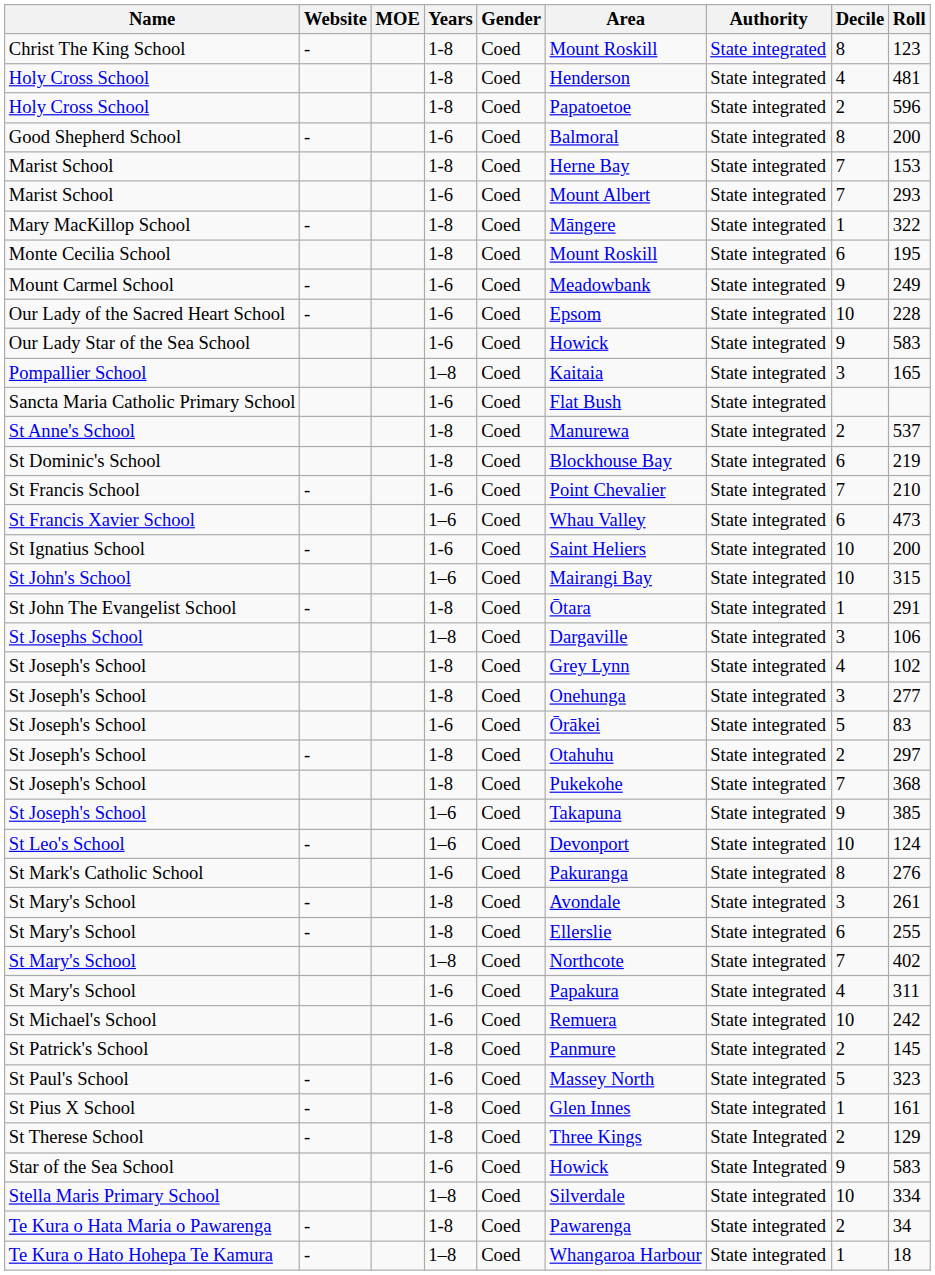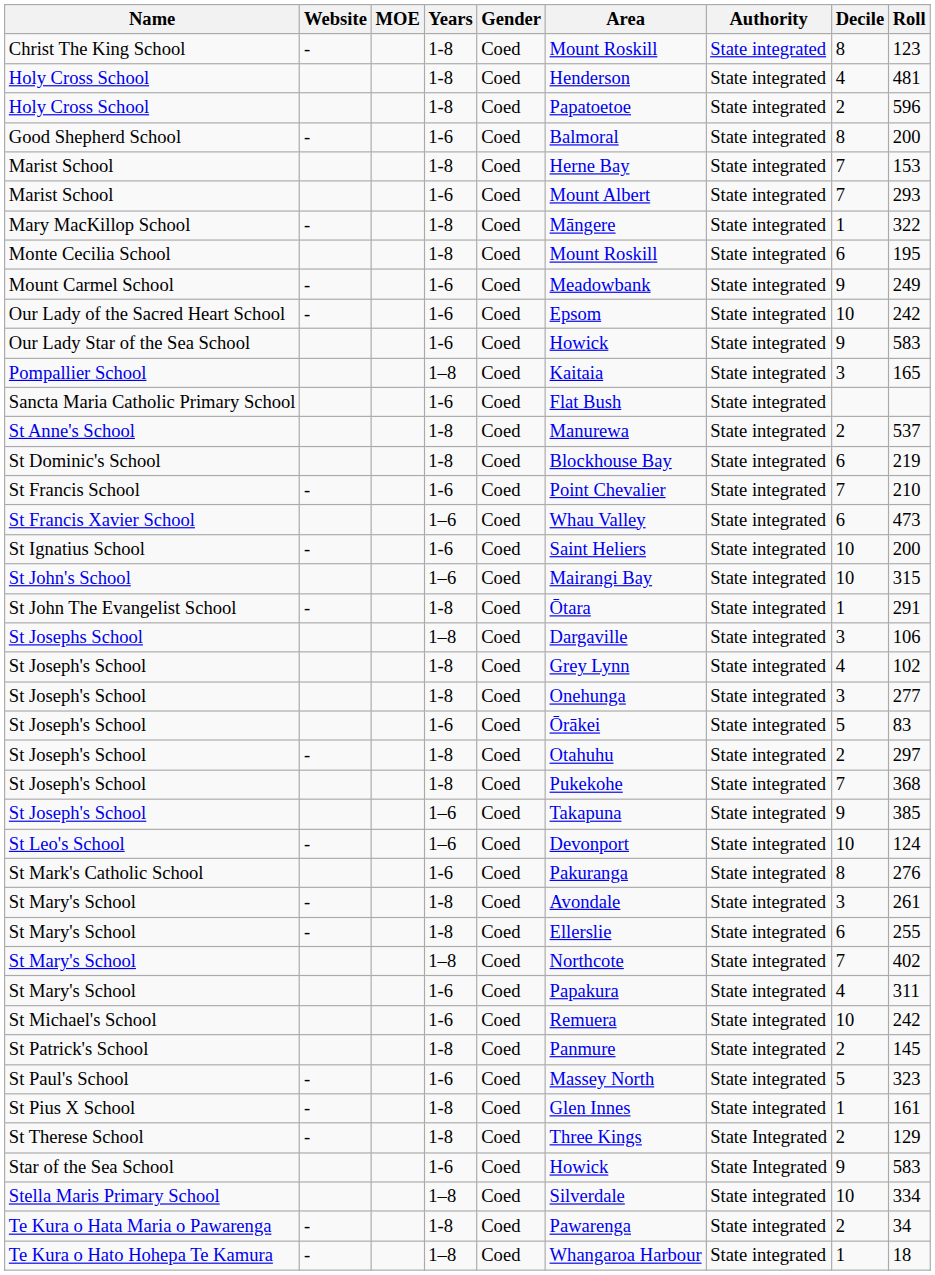(907, 313) 228 -> (907, 313) 242
